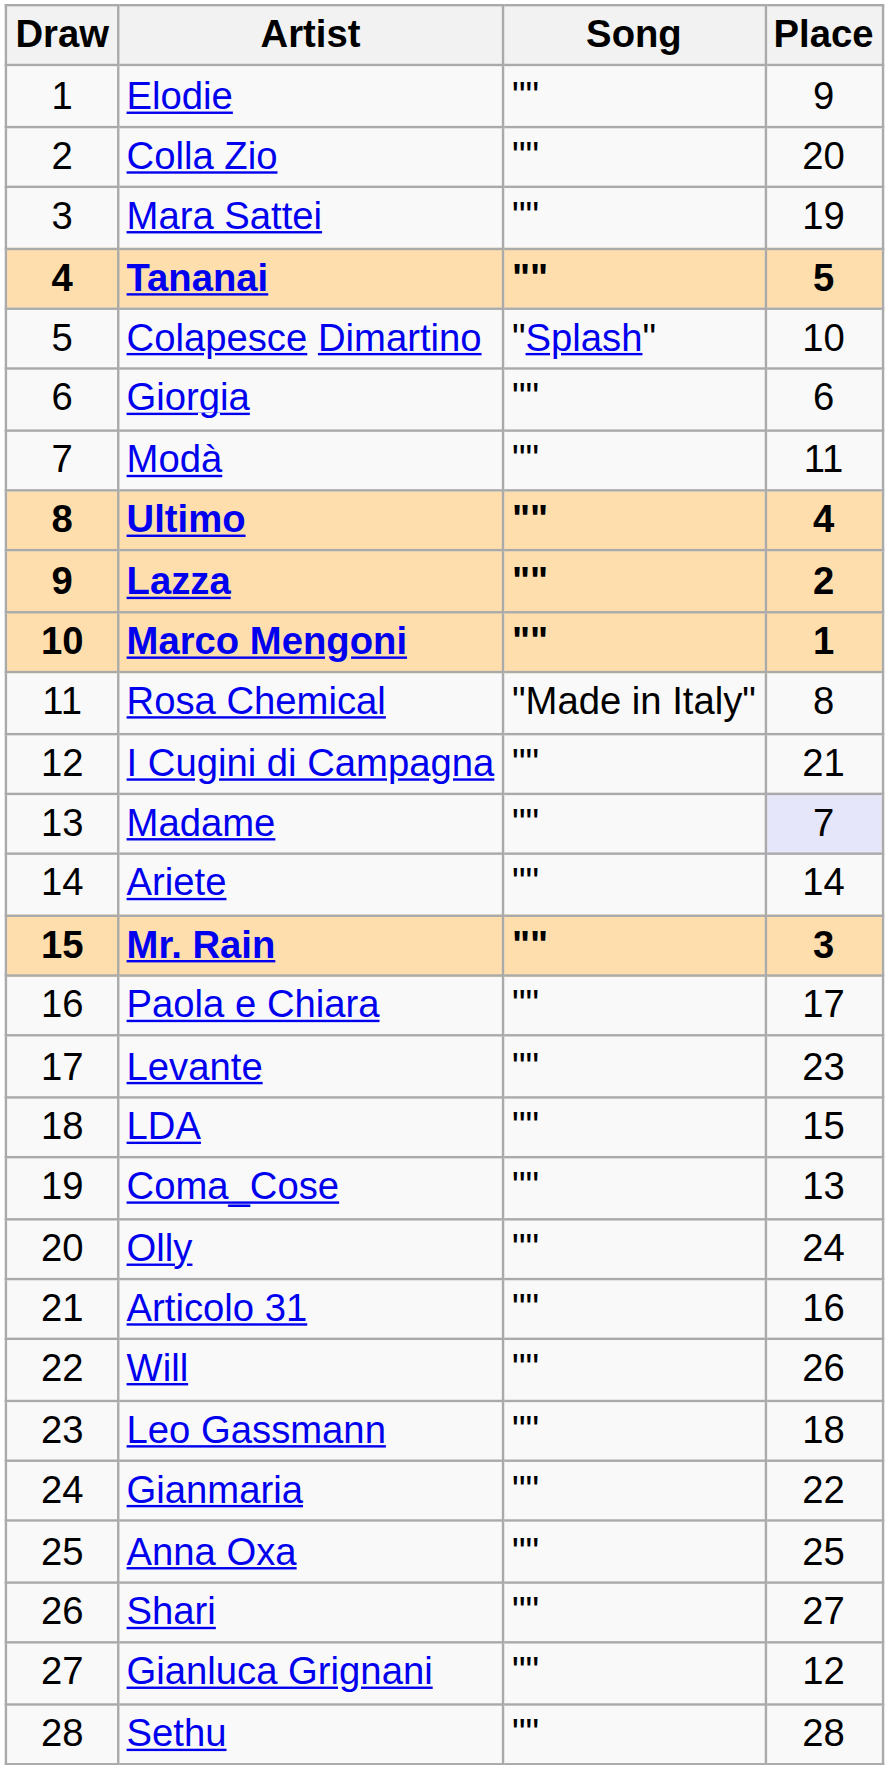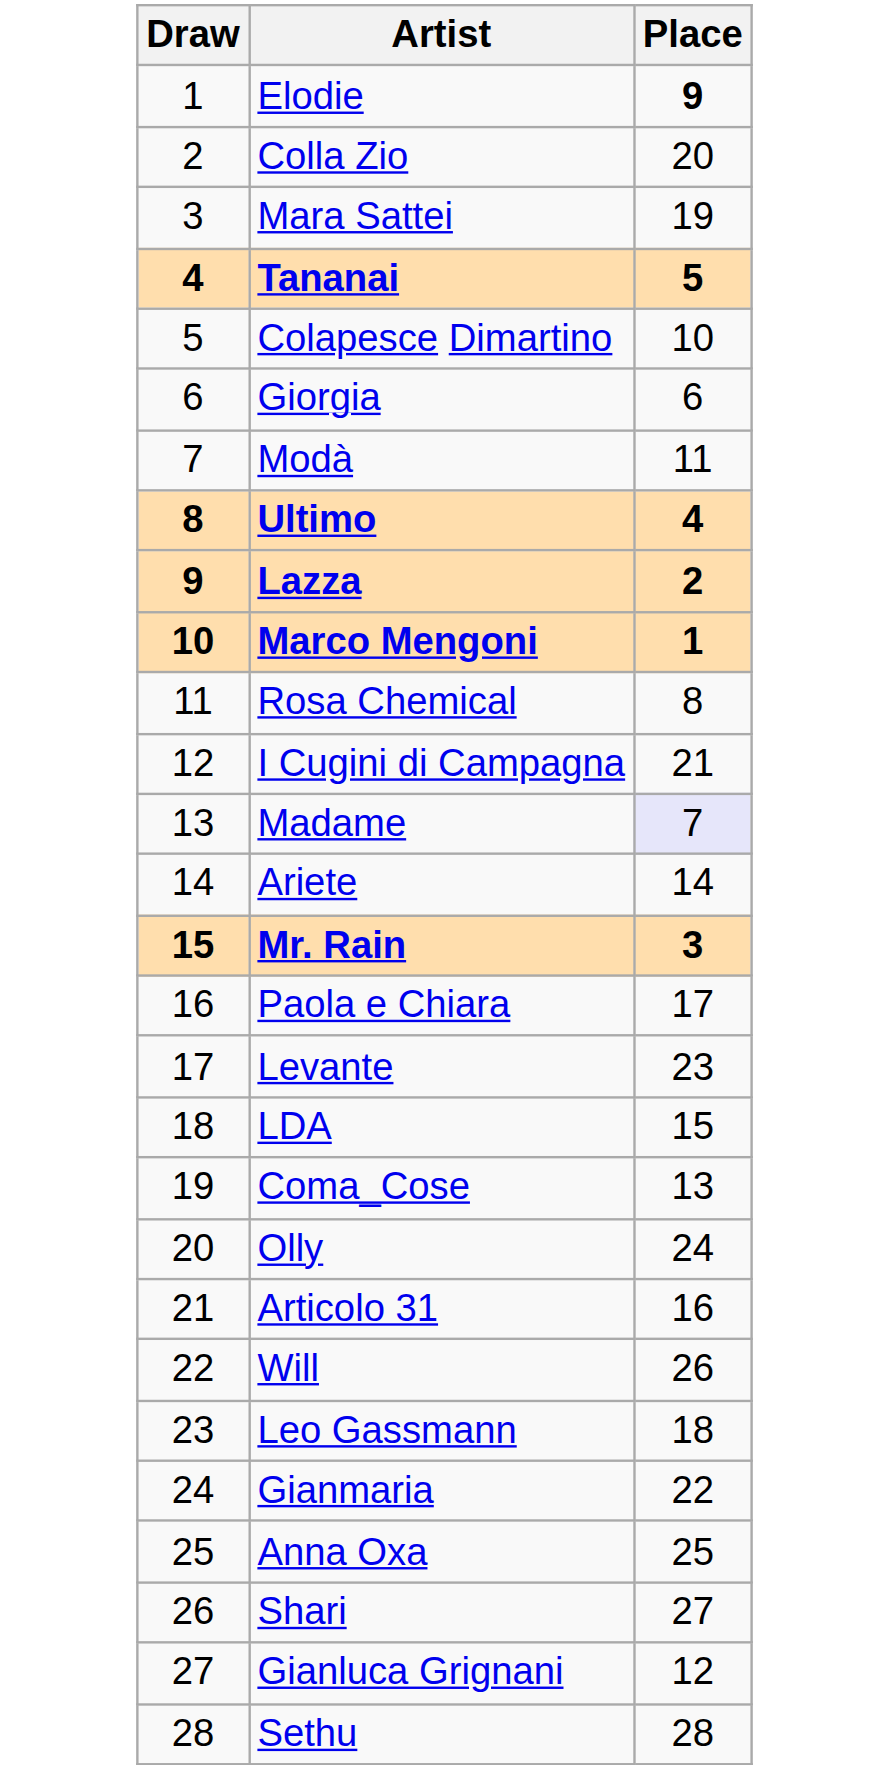- column: (634, 34)
(824, 95) normal -> (693, 95) bold
